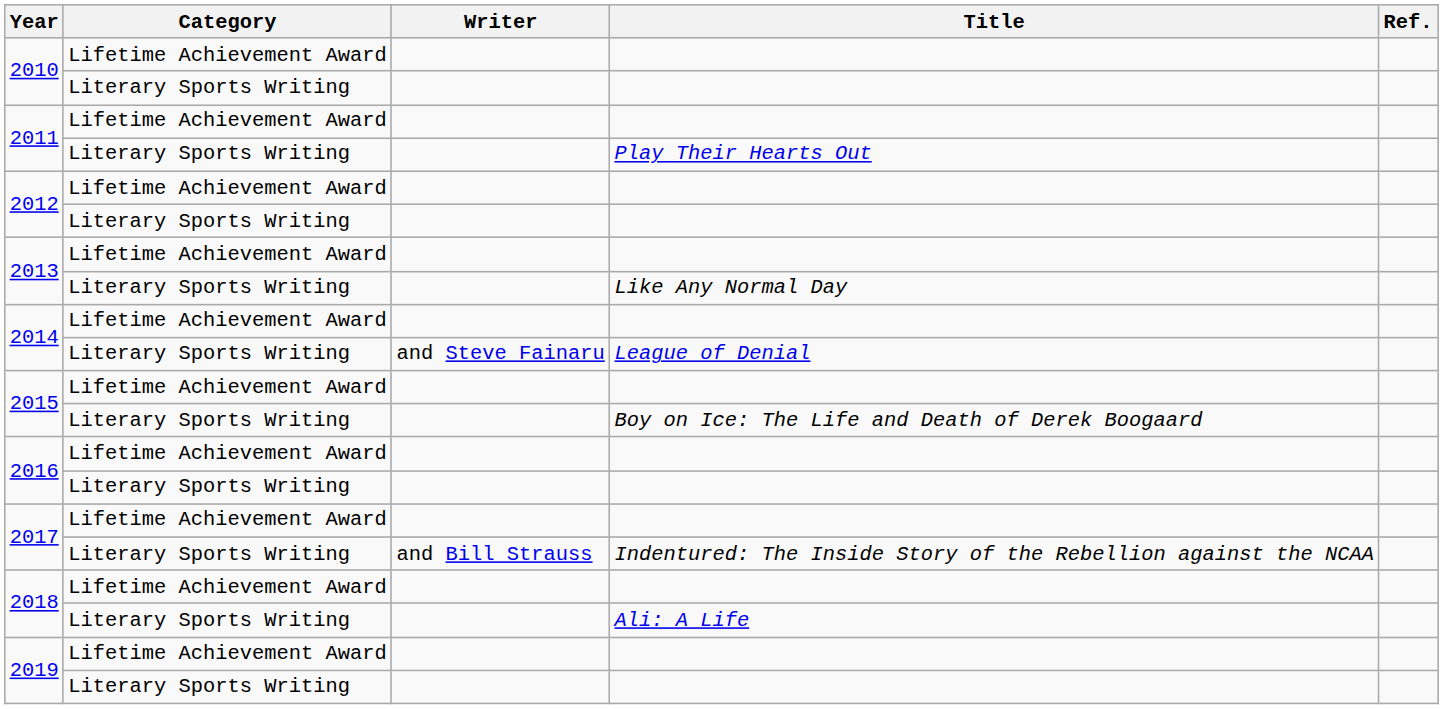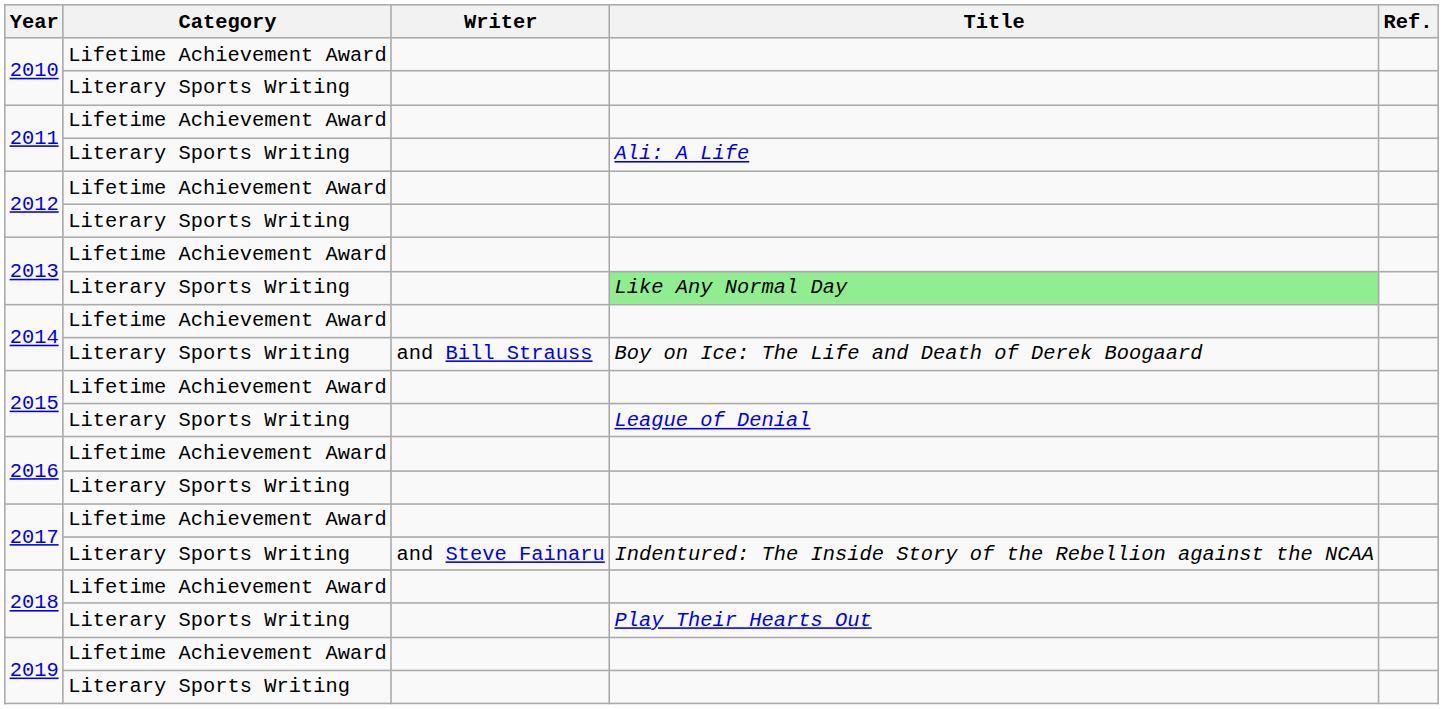(743, 154) Play Their Hearts Out -> (682, 154) Ali: A Life
(731, 288) no background -> (731, 288) lightgreen background
(501, 354) and Steve Fainaru -> (495, 354) and Bill Strauss
(712, 354) League of Denial -> (908, 354) Boy on Ice: The Life and Death of Derek Boogaard
(908, 421) Boy on Ice: The Life and Death of Derek Boogaard -> (712, 421) League of Denial
(495, 554) and Bill Strauss -> (501, 554) and Steve Fainaru
(682, 620) Ali: A Life -> (743, 620) Play Their Hearts Out
